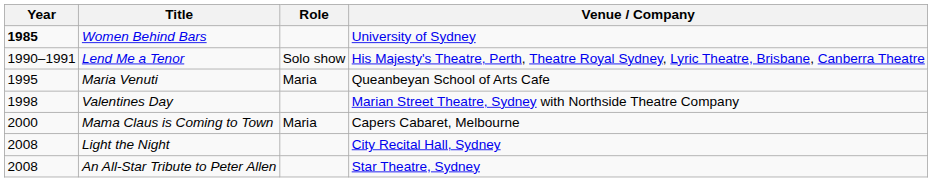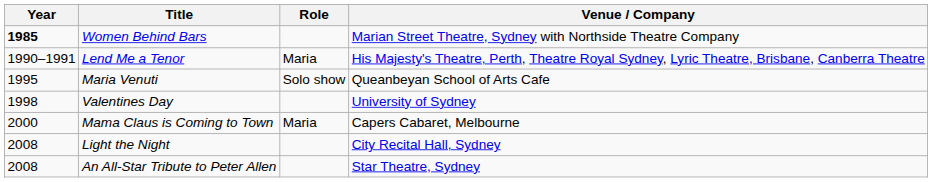(414, 36) University of Sydney -> (545, 36) Marian Street Theatre, Sydney with Northside Theatre Company
(314, 58) Solo show -> (300, 58) Maria
(300, 79) Maria -> (314, 79) Solo show
(545, 101) Marian Street Theatre, Sydney with Northside Theatre Company -> (414, 101) University of Sydney
